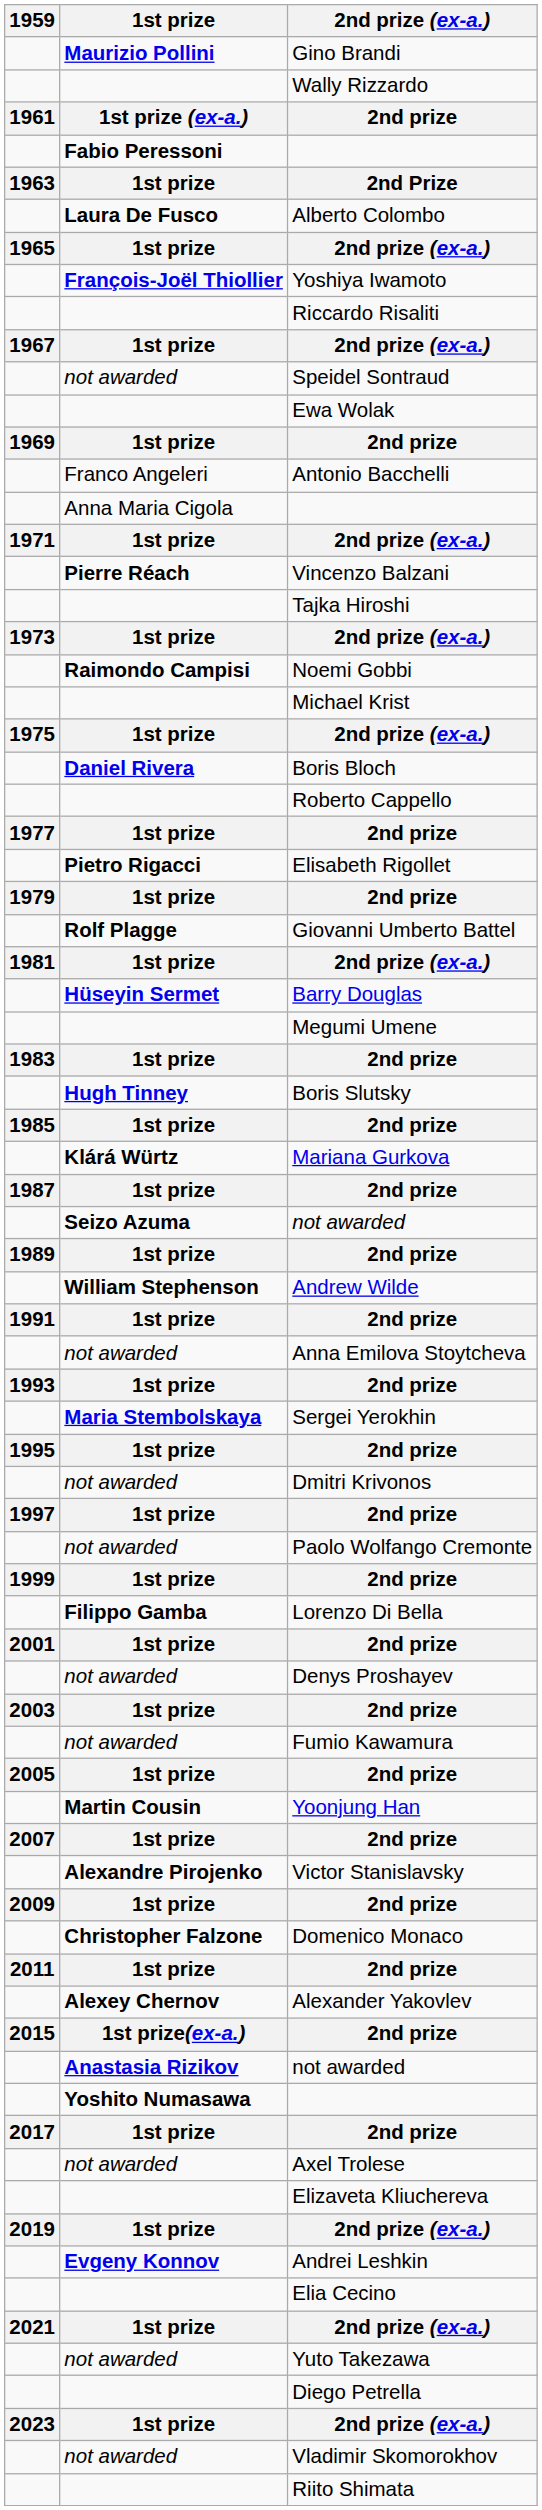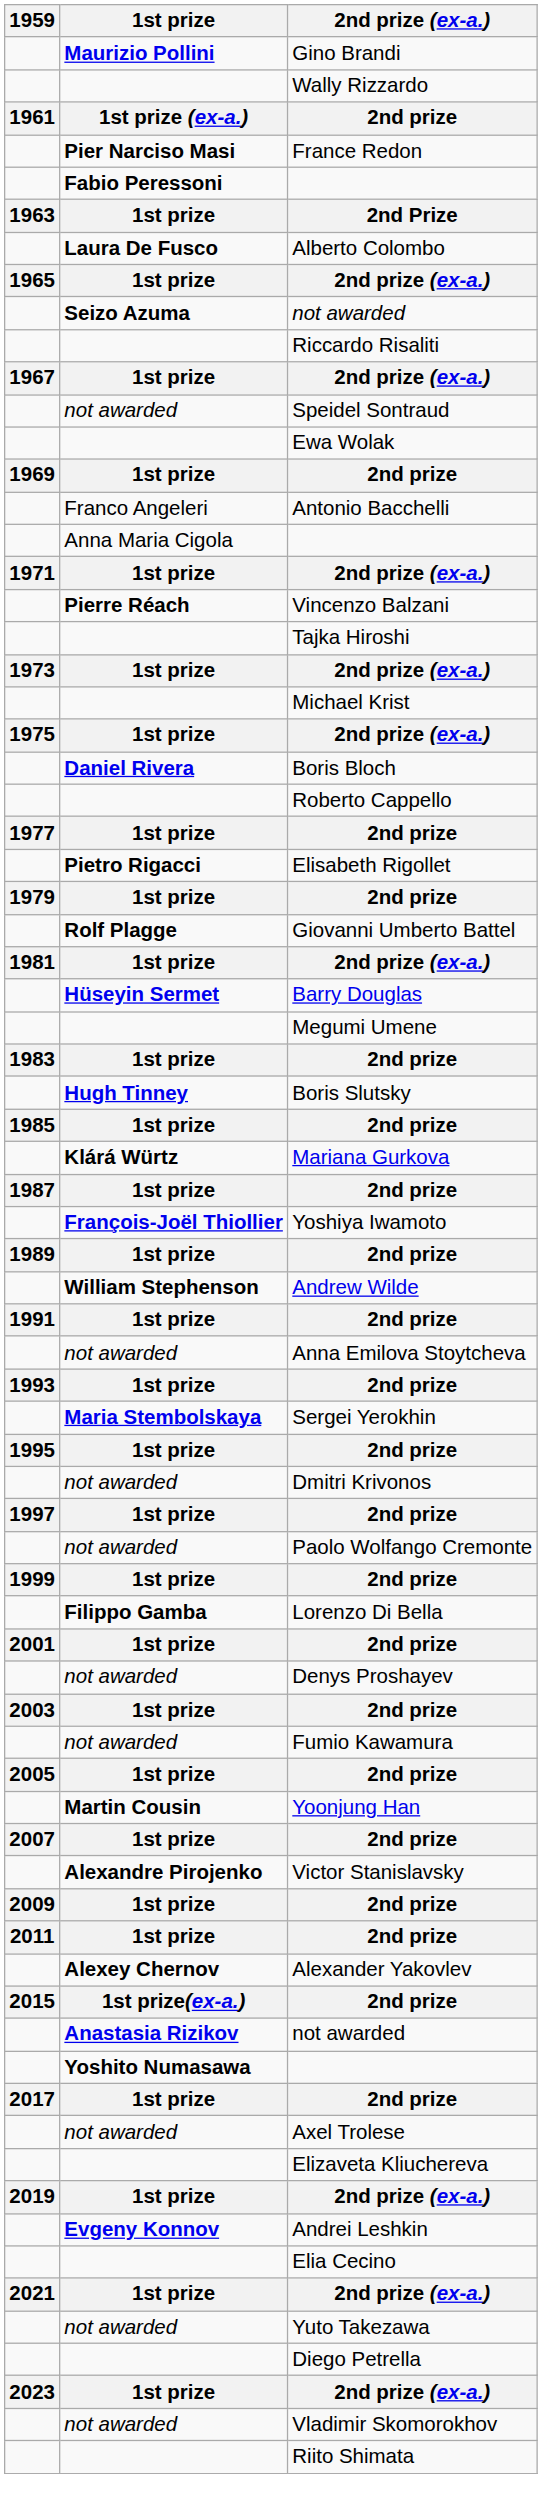+ row: (150, 150)
rows swapped: (174, 280) <-> (127, 1222)
- row: (157, 670)
- row: (163, 1937)
